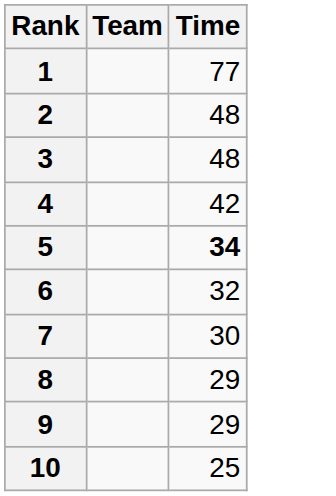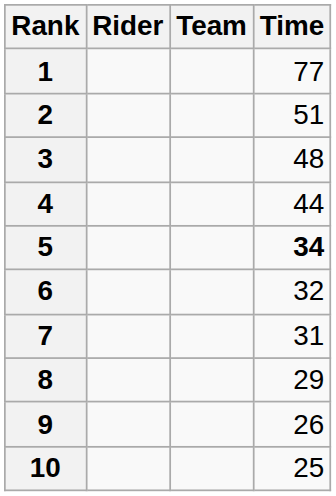+ column: (128, 26)
(225, 114) 48 -> (309, 114) 51
(225, 203) 42 -> (309, 203) 44
(225, 335) 30 -> (309, 335) 31
(225, 423) 29 -> (309, 423) 26
